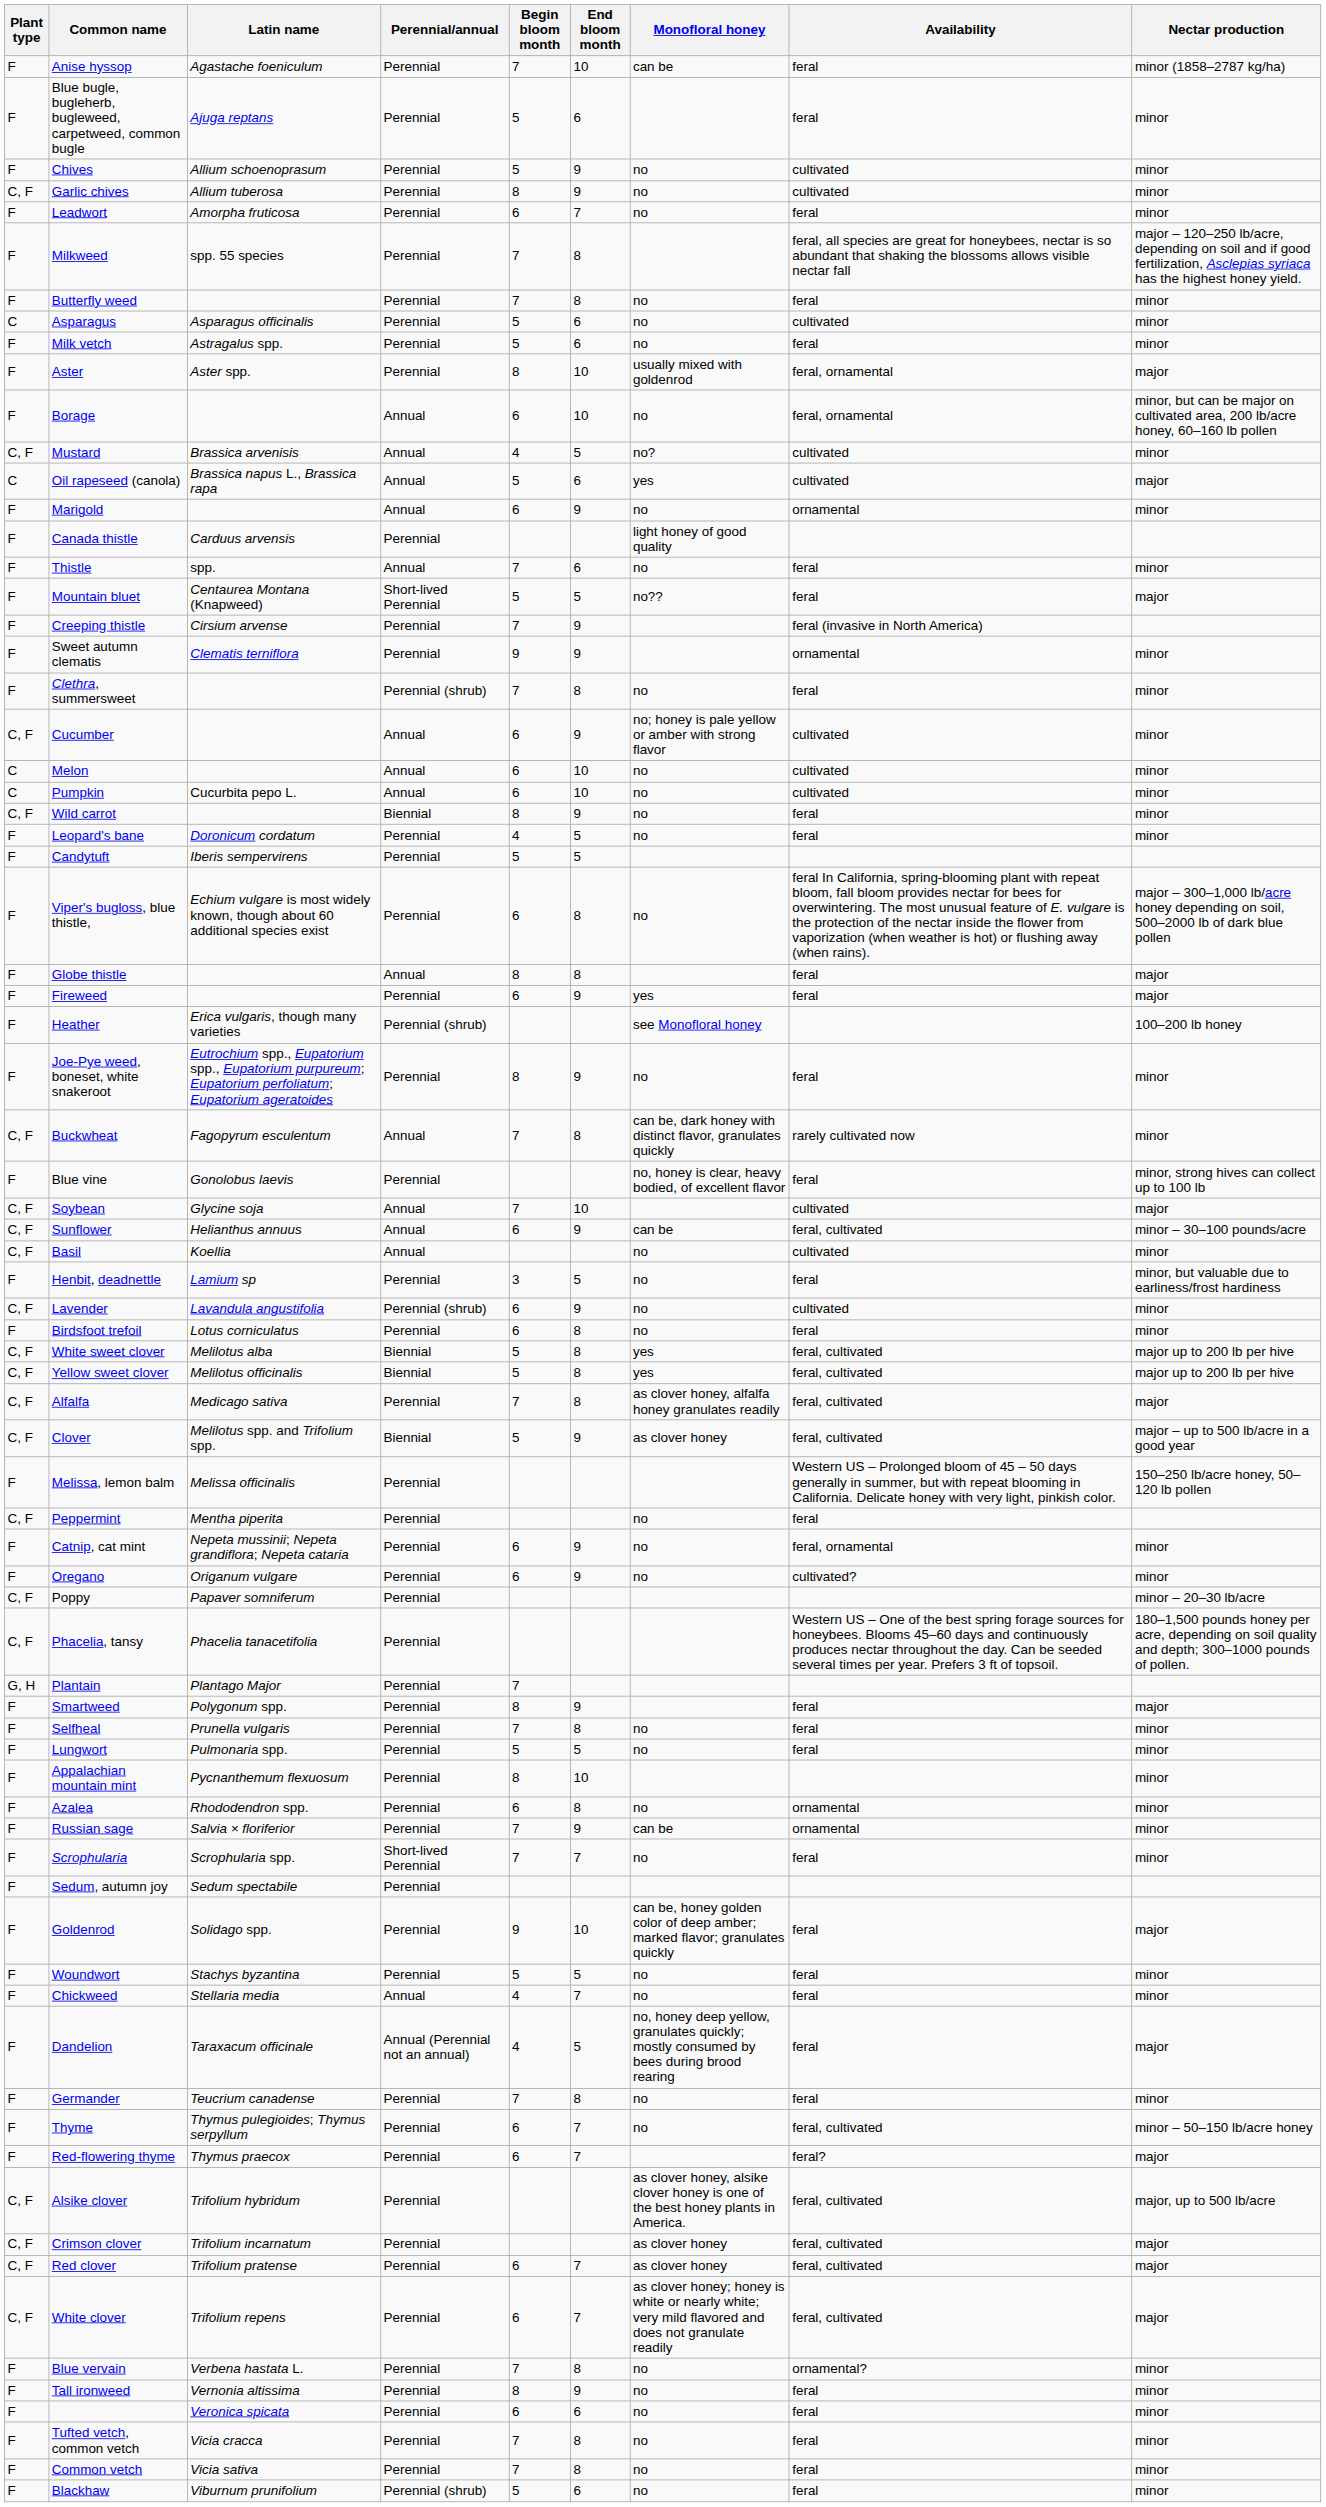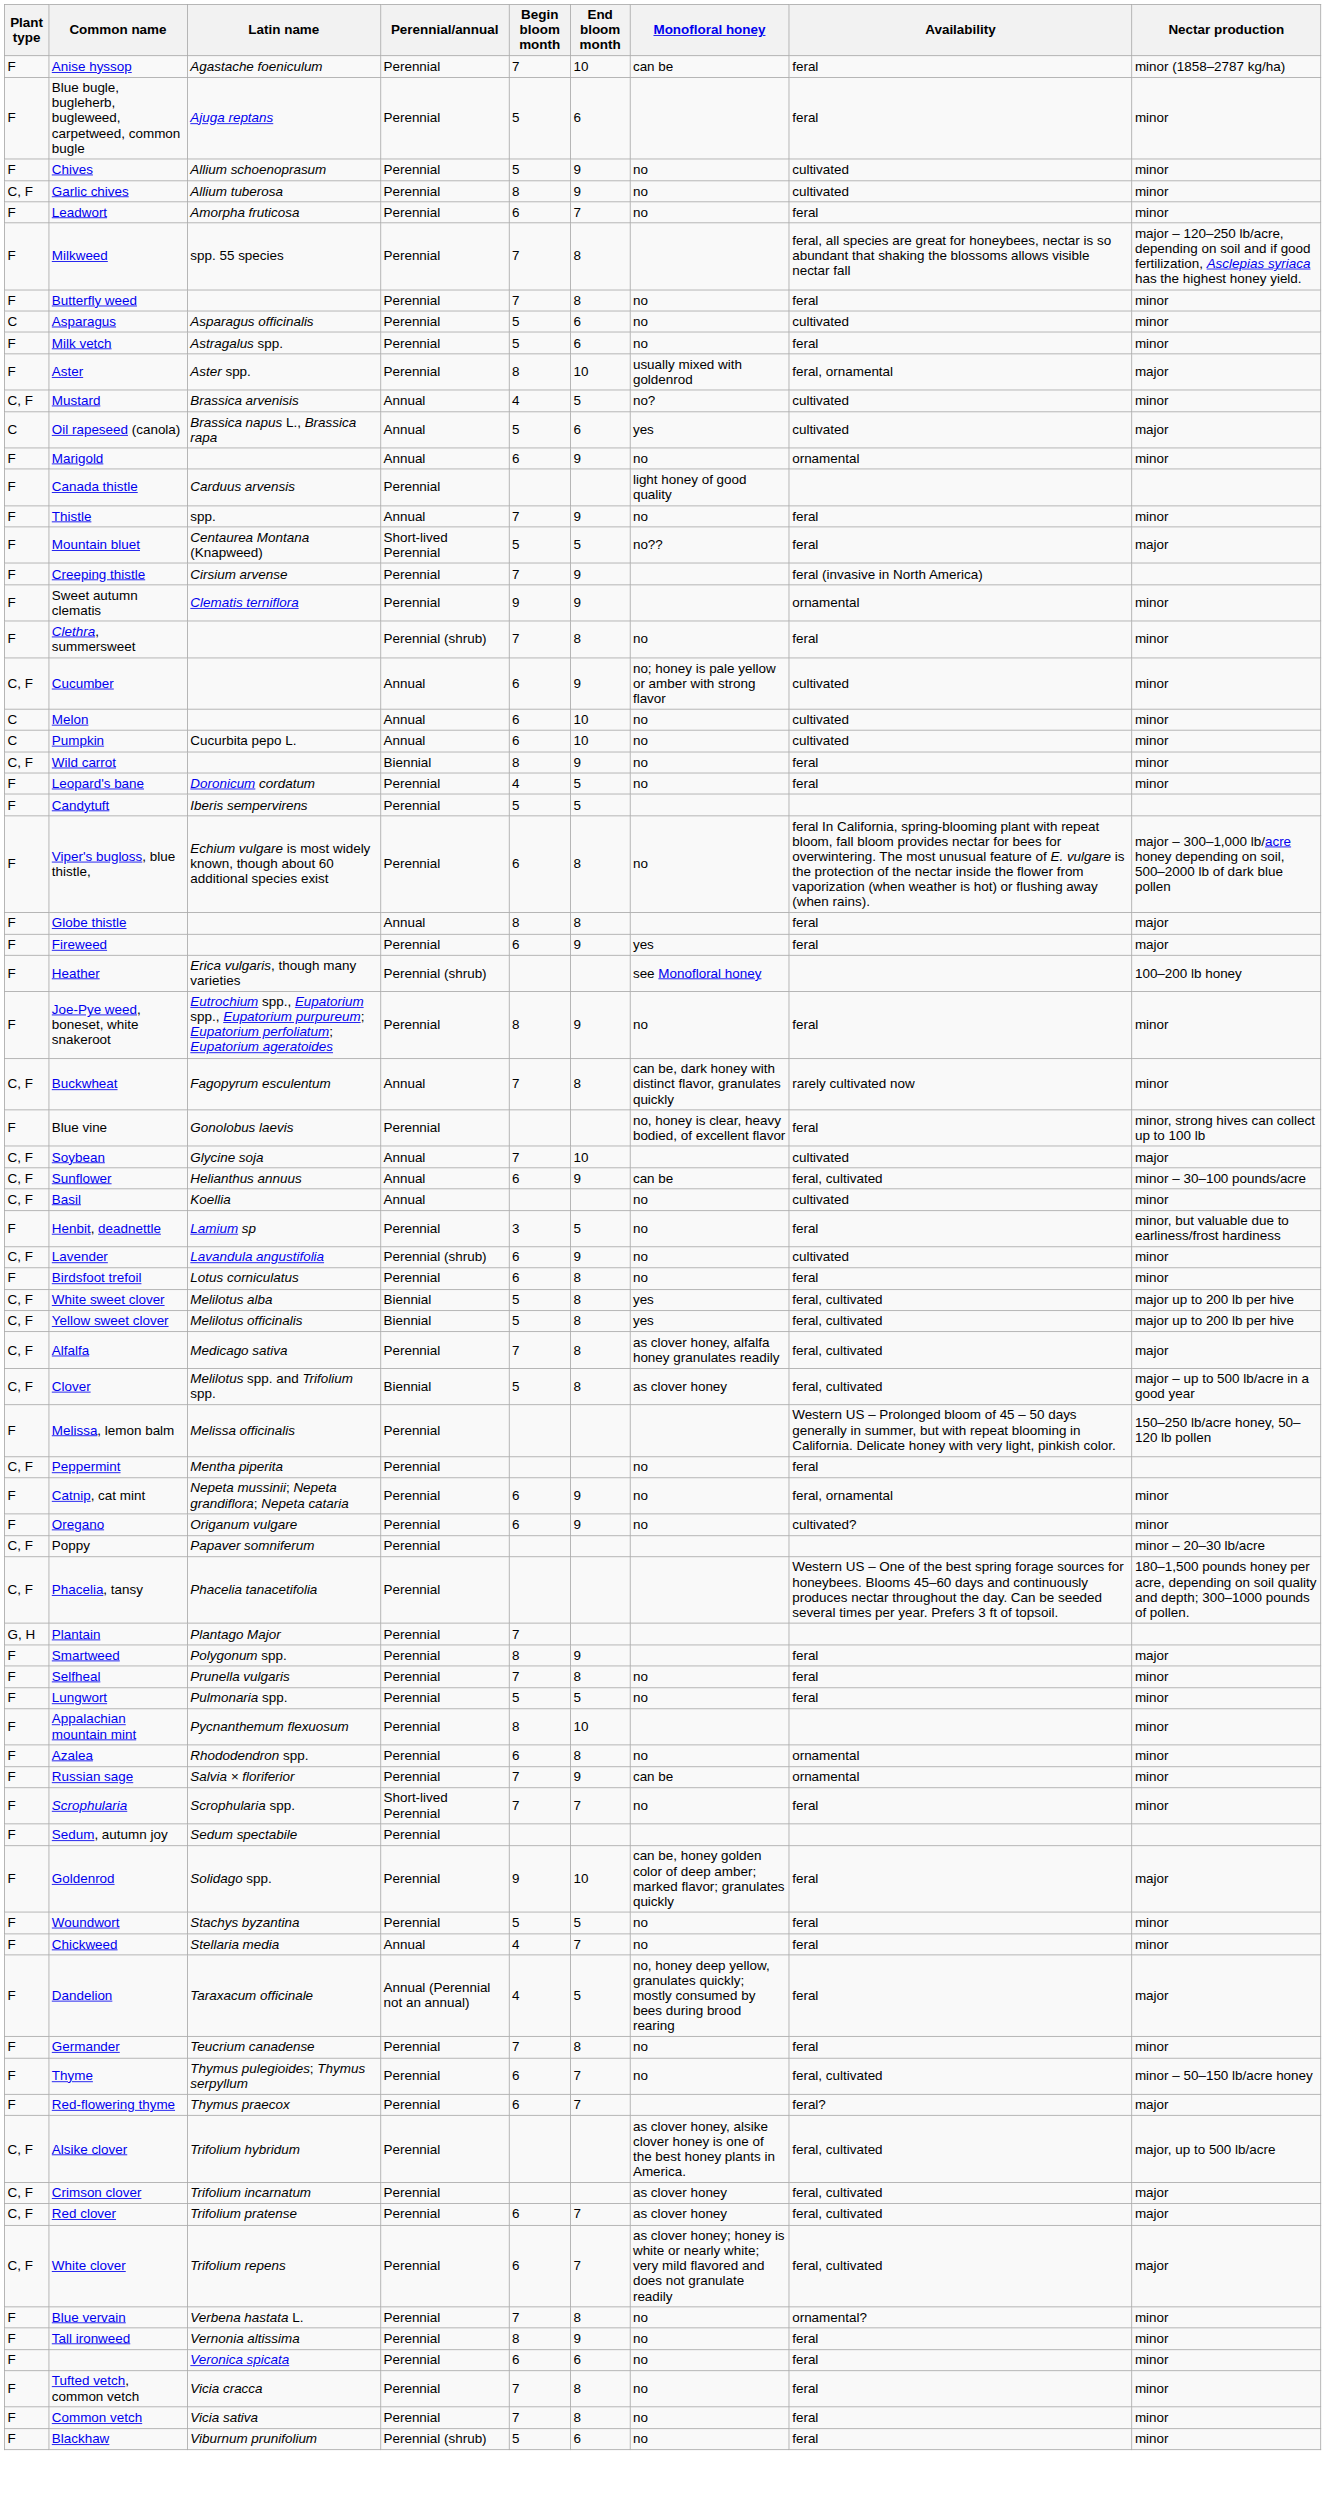- row: (73, 415)
(577, 567) 6 -> (577, 516) 9
(577, 1438) 9 -> (577, 1386) 8
